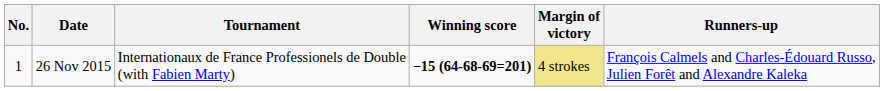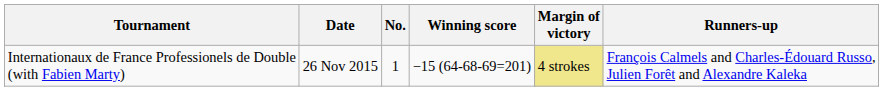columns swapped: (18, 25) <-> (262, 25)
(472, 66) bold -> (472, 66) normal
